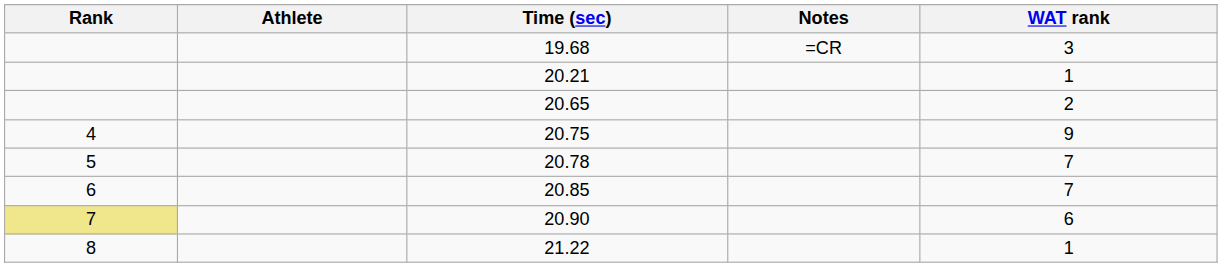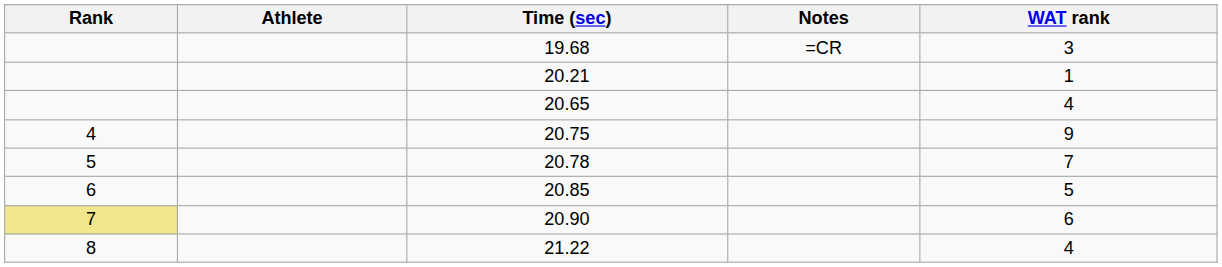(1069, 104) 2 -> (1069, 104) 4
(1069, 190) 7 -> (1069, 190) 5
(1069, 248) 1 -> (1069, 248) 4
